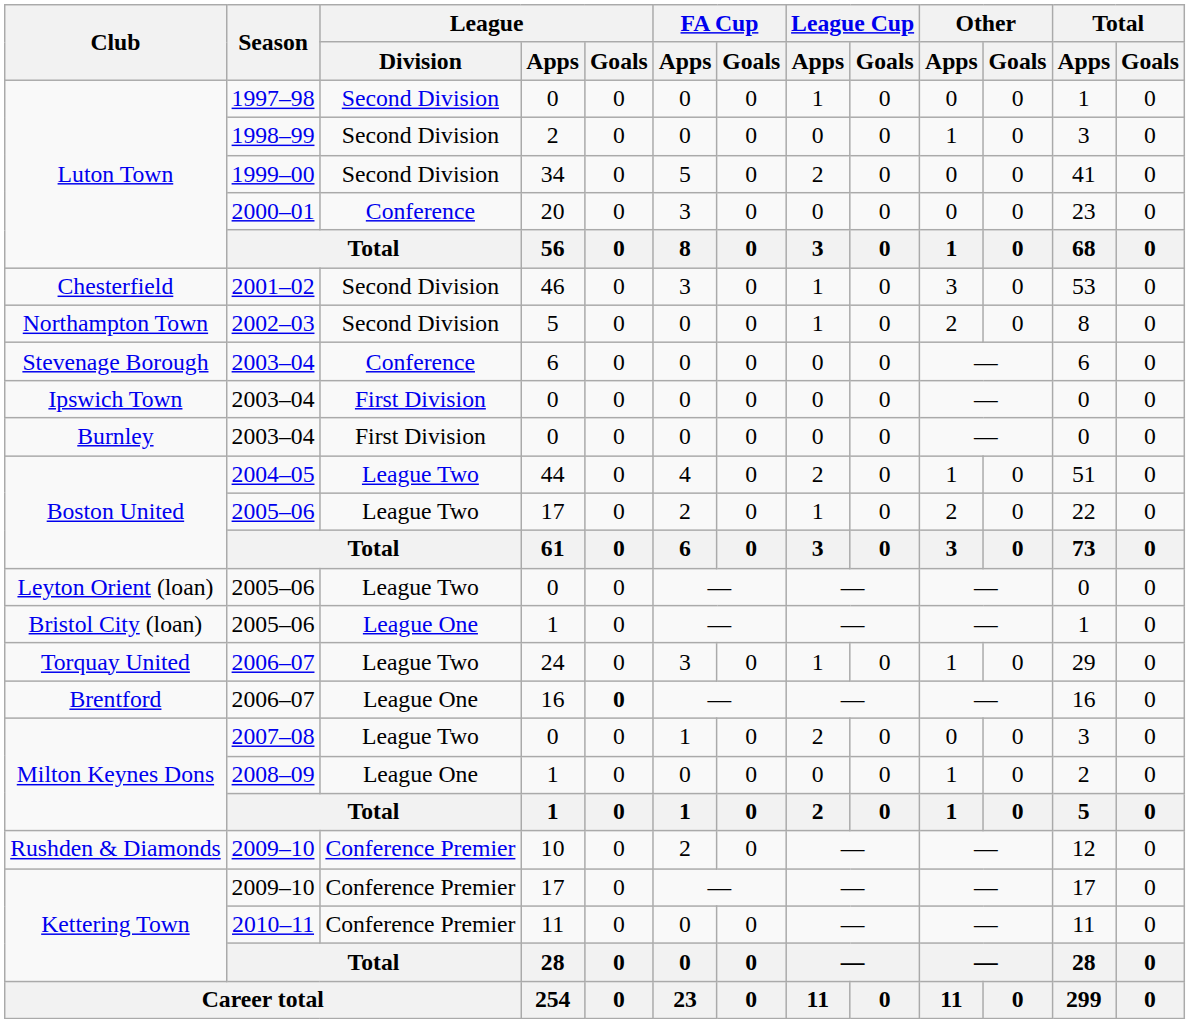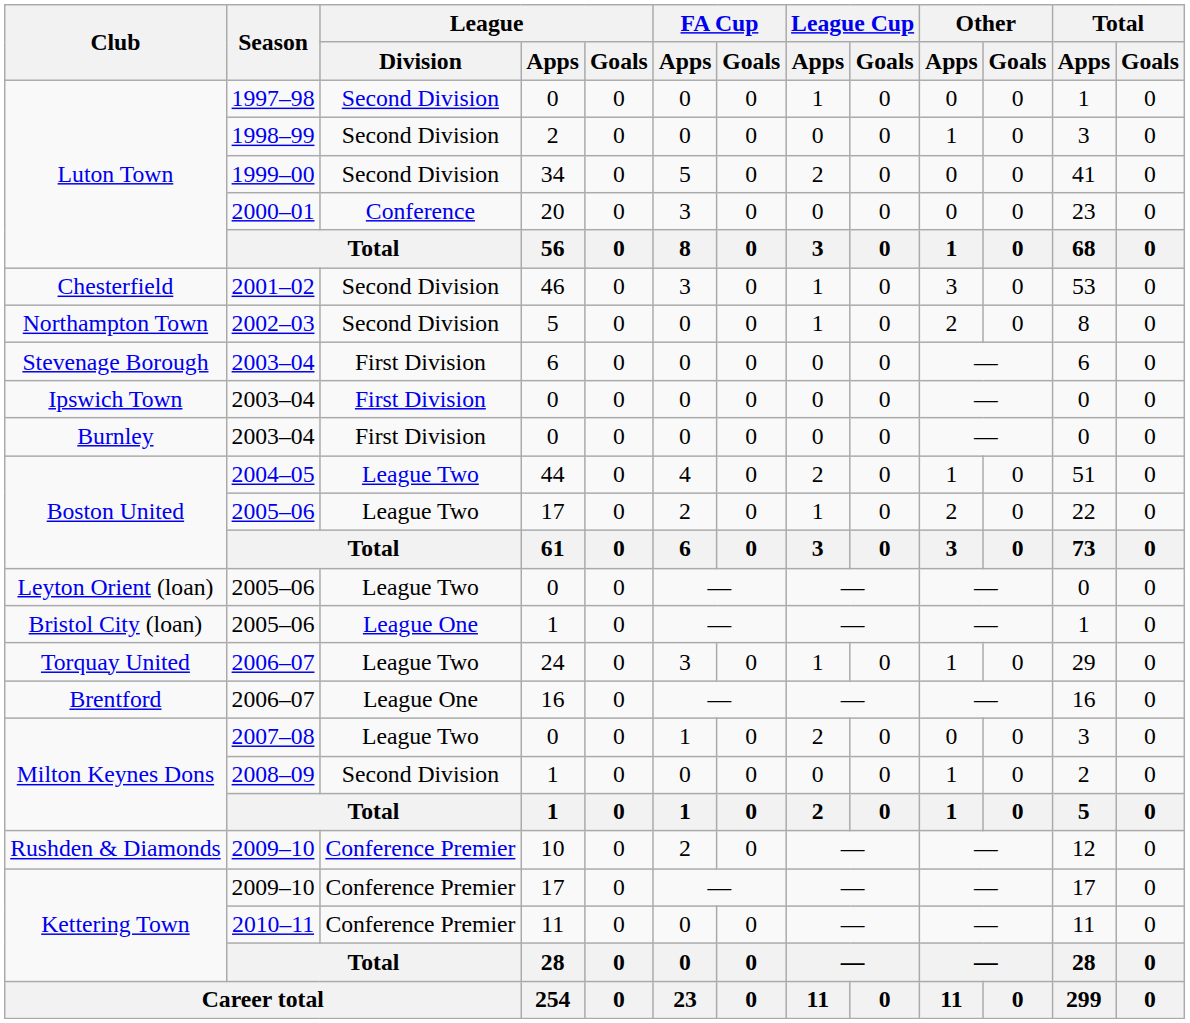(420, 361) Conference -> (420, 361) First Division
(619, 699) bold -> (619, 699) normal
(420, 774) League One -> (420, 774) Second Division
